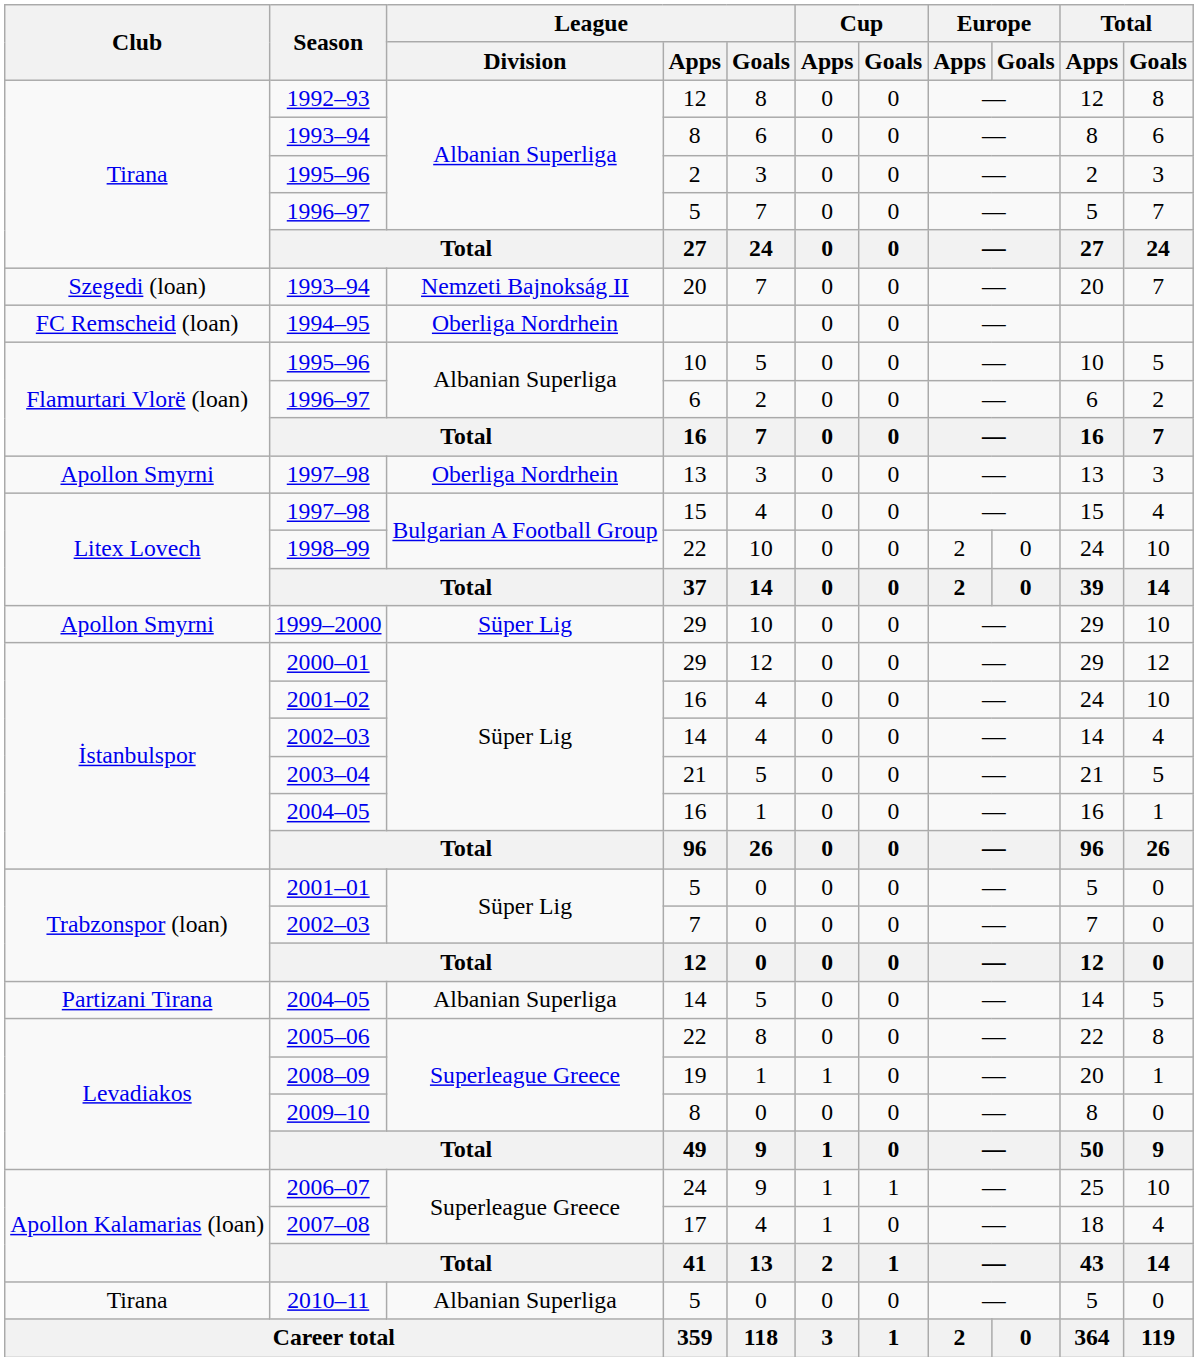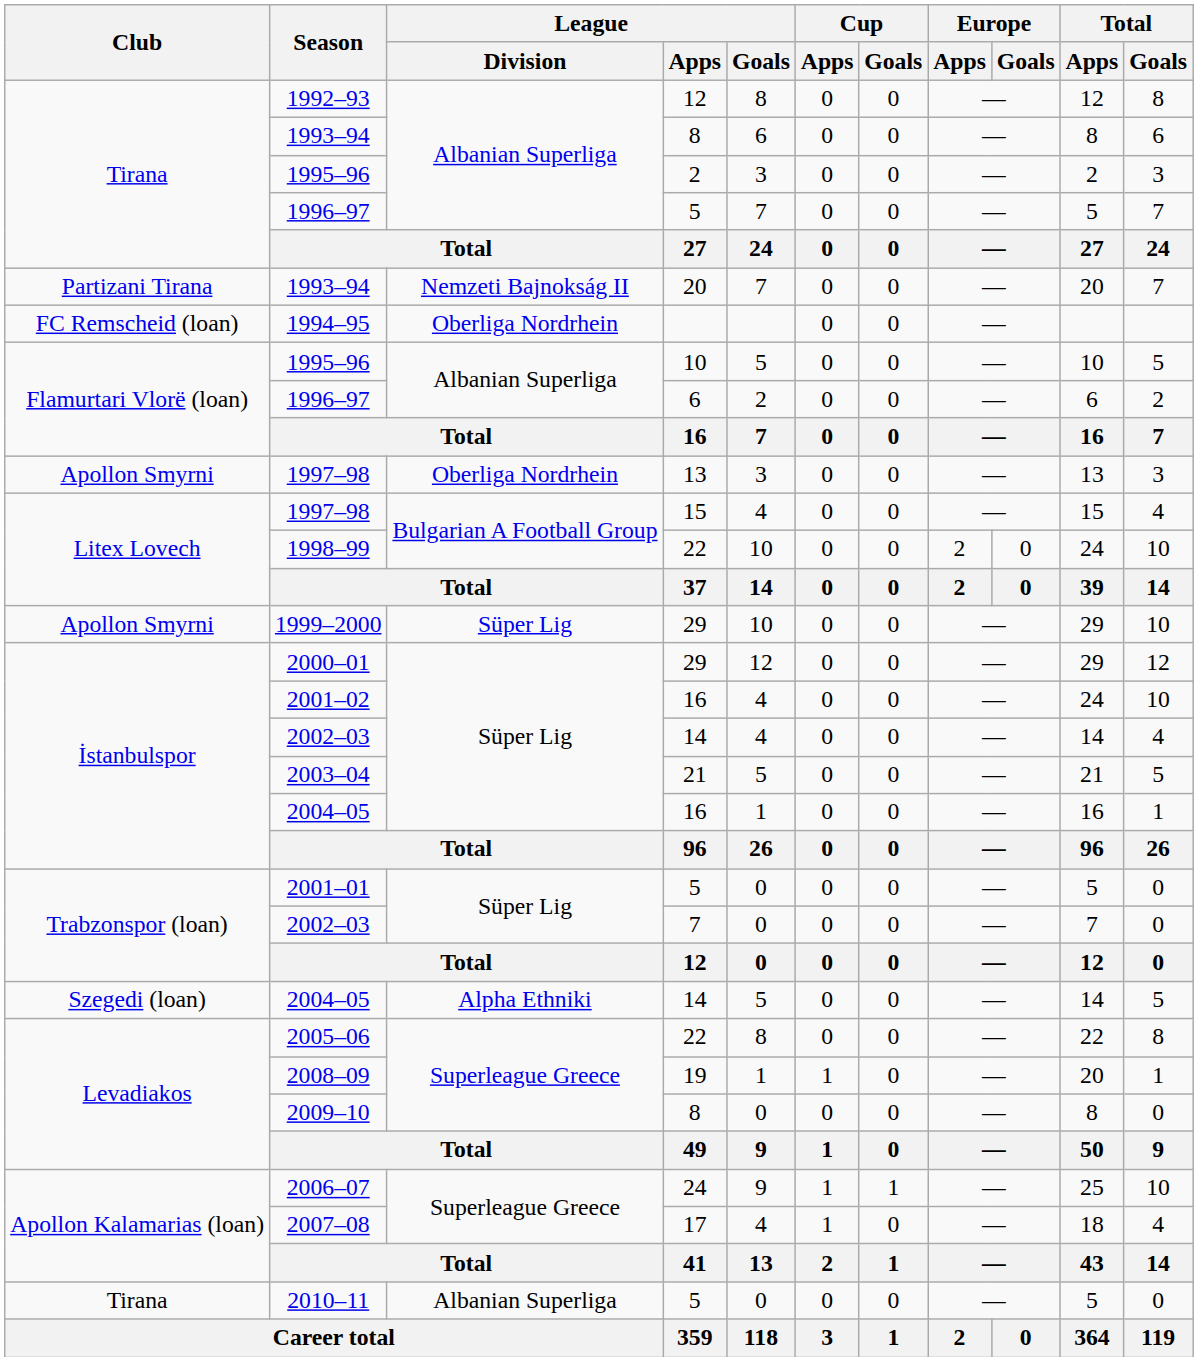(137, 286) Szegedi (loan) -> (137, 286) Partizani Tirana
(137, 999) Partizani Tirana -> (137, 999) Szegedi (loan)
(525, 999) Albanian Superliga -> (525, 999) Alpha Ethniki
